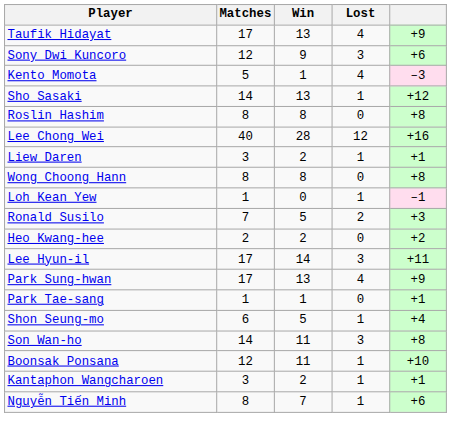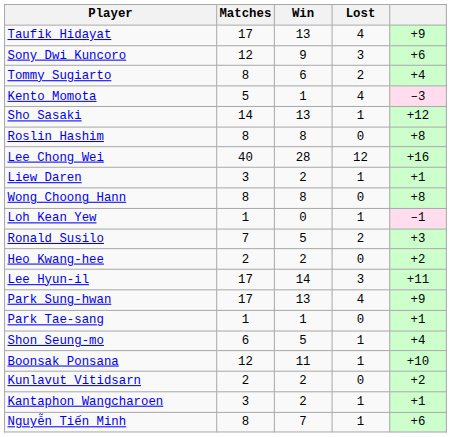+ row: (59, 76)
- row: (45, 341)
+ row: (74, 381)
